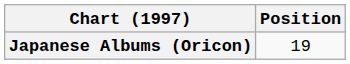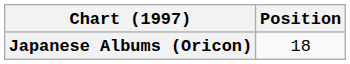(301, 46) 19 -> (301, 46) 18
